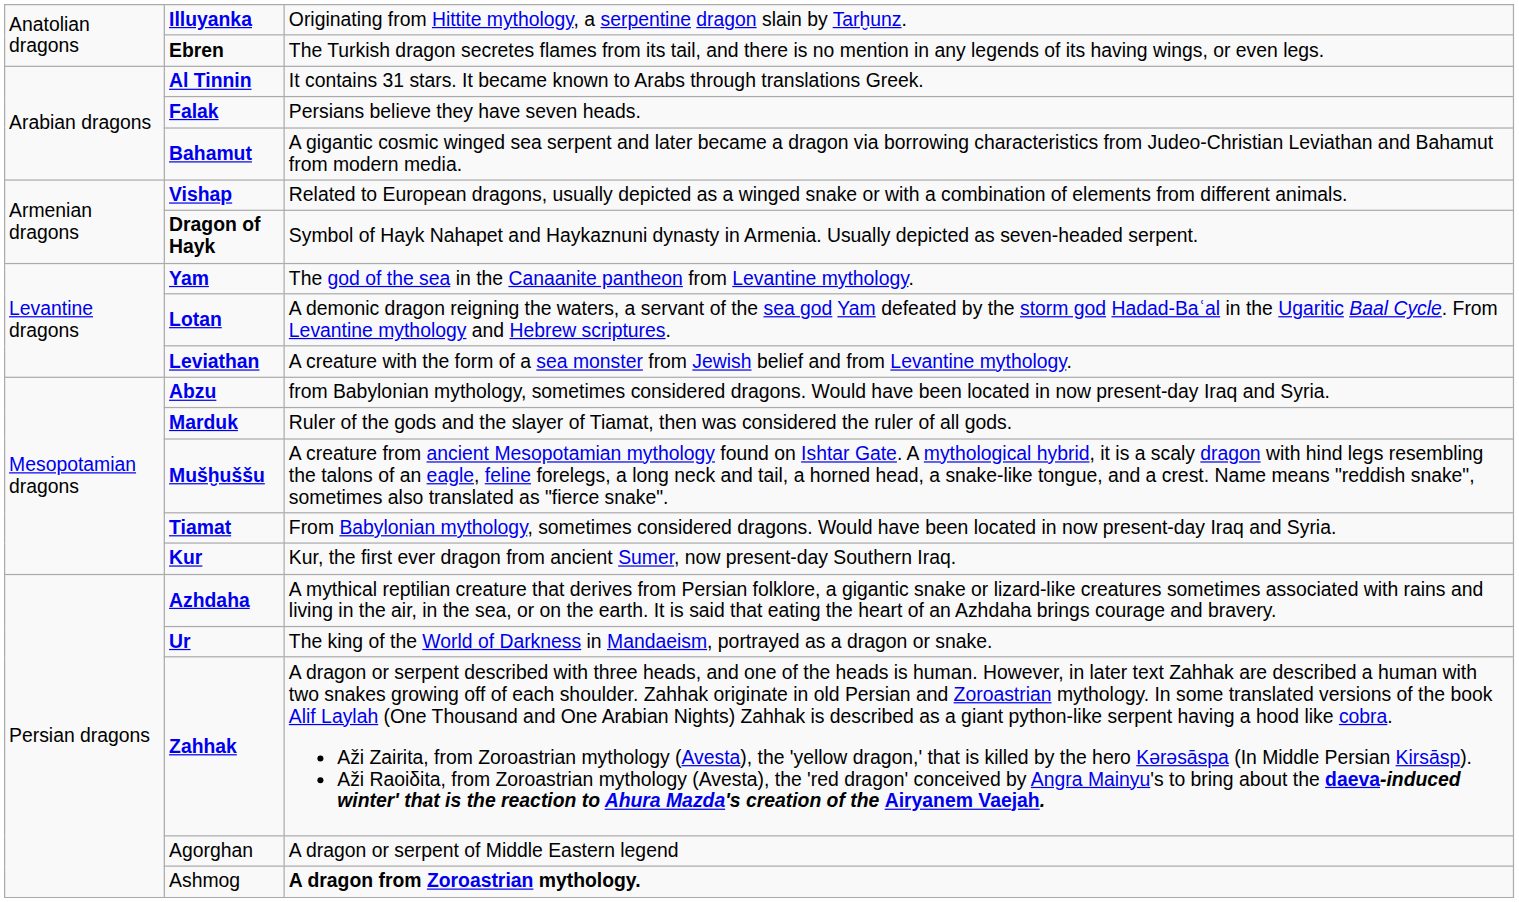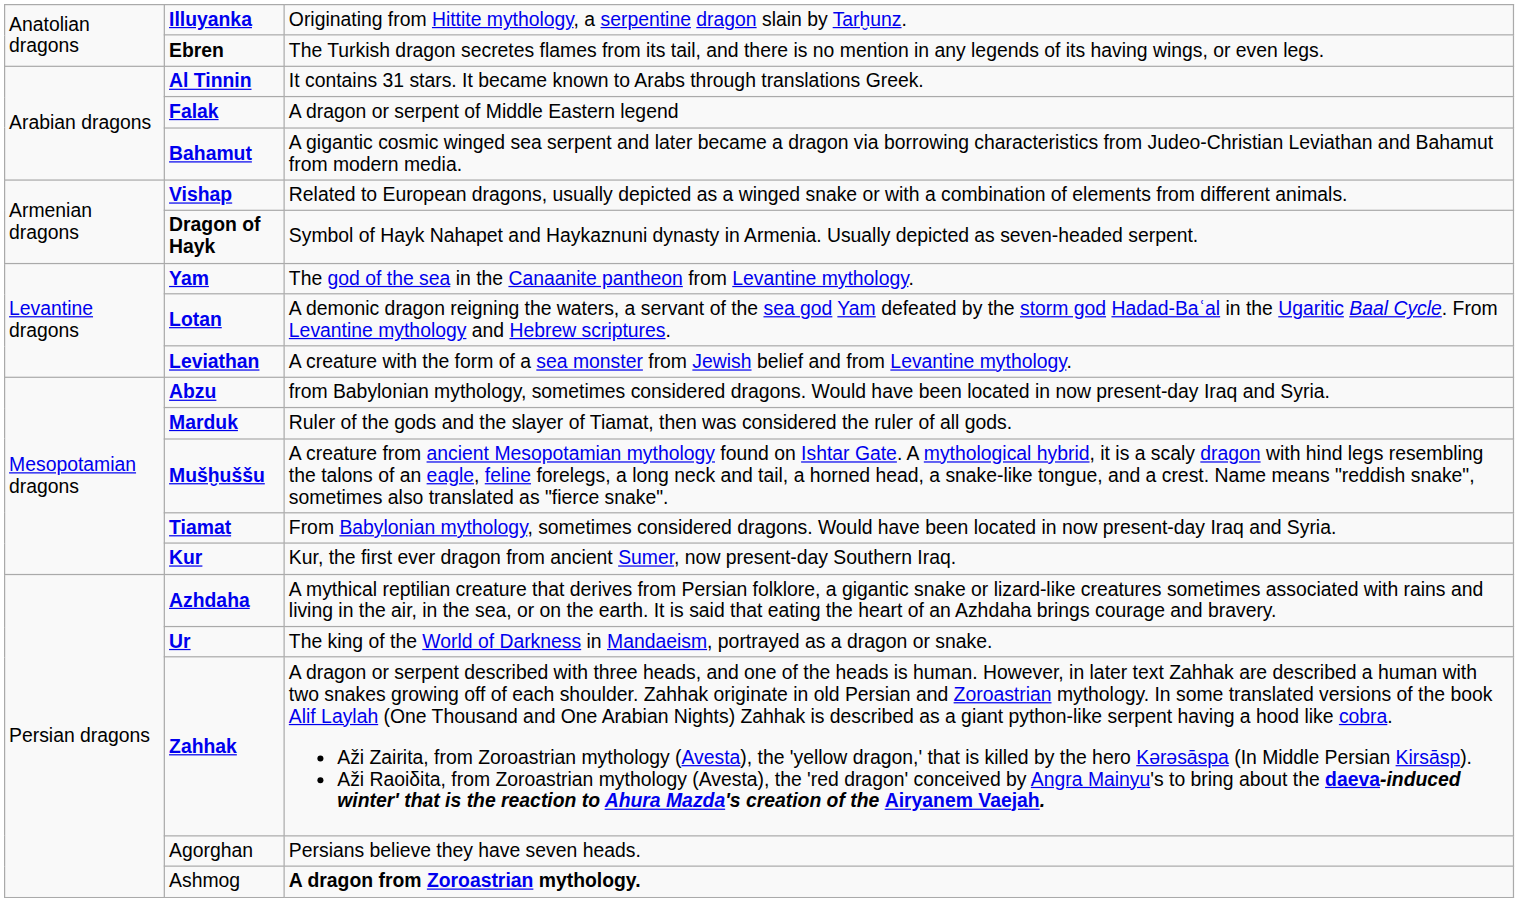(465, 111) Persians believe they have seven heads. -> (484, 111) A dragon or serpent of Middle Eastern legend
(484, 850) A dragon or serpent of Middle Eastern legend -> (465, 850) Persians believe they have seven heads.
